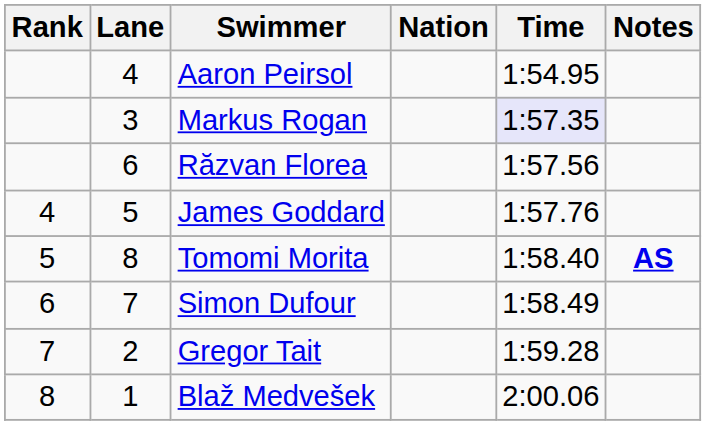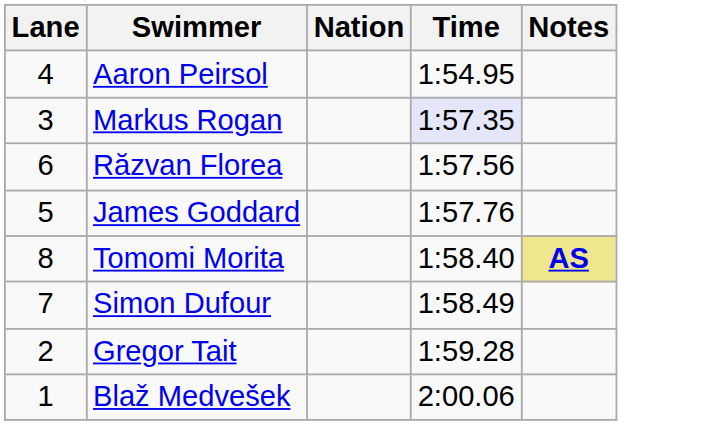- column: (47, 27)
(653, 258) no background -> (569, 258) khaki background
